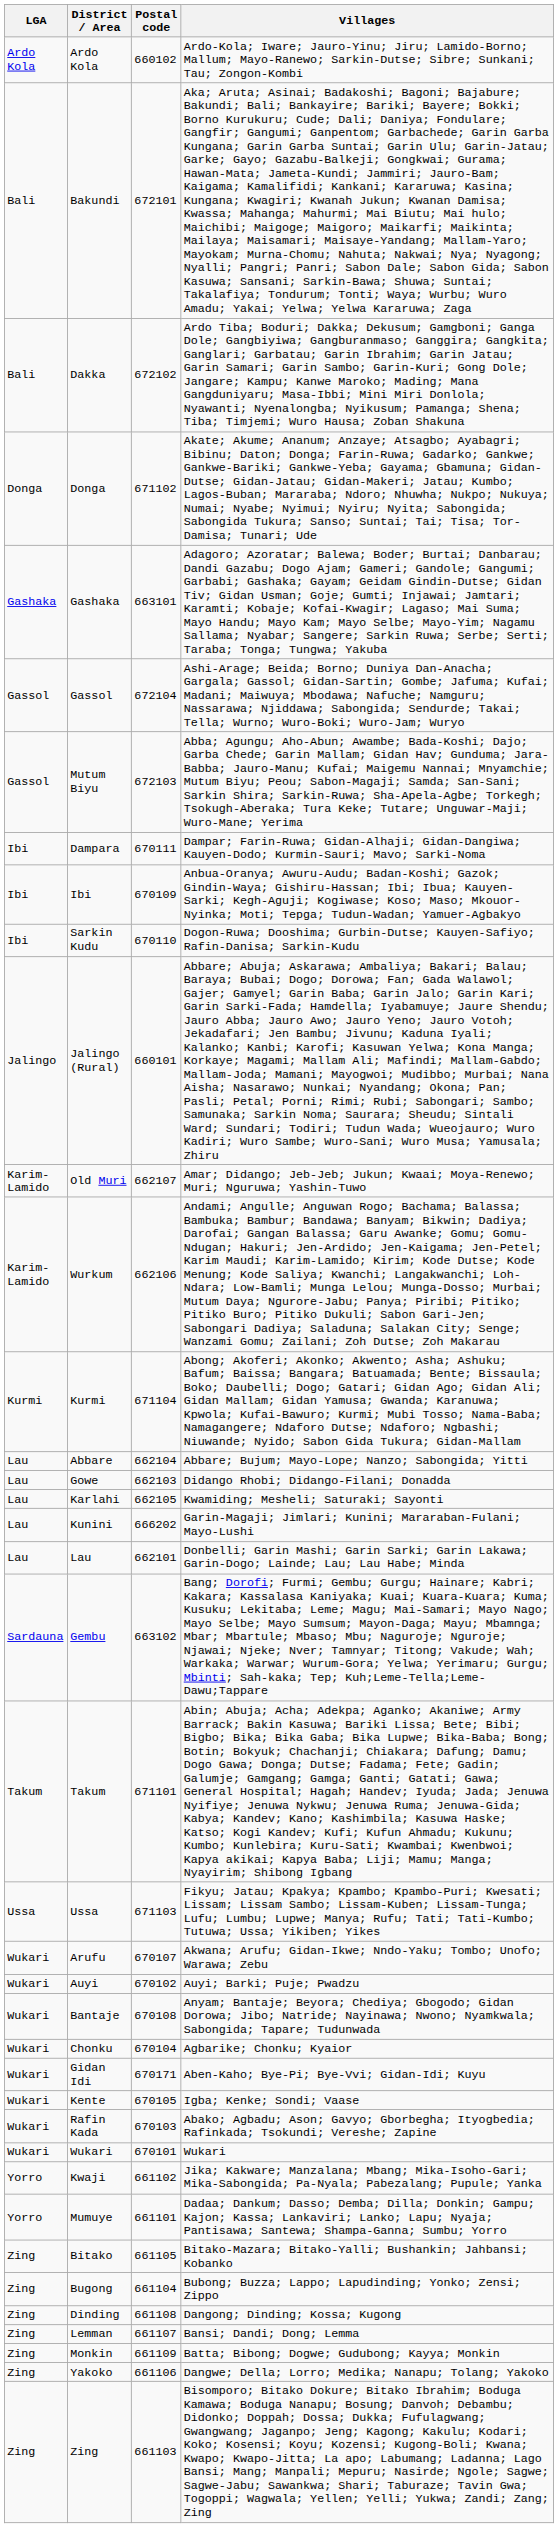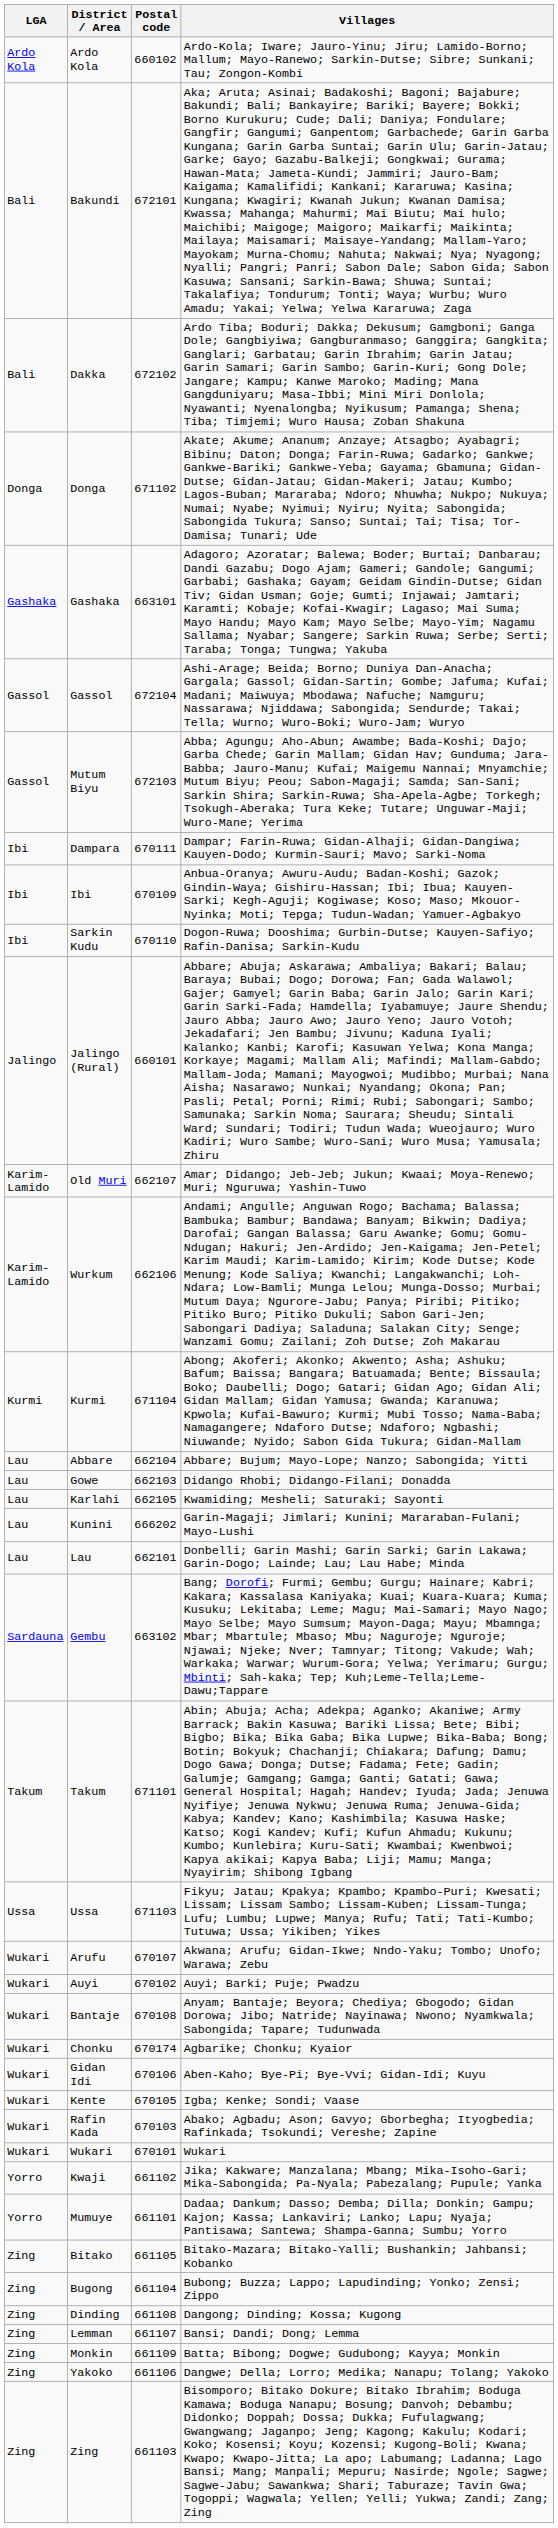(155, 2049) 670104 -> (155, 2049) 670174
(155, 2075) 670171 -> (155, 2075) 670106
